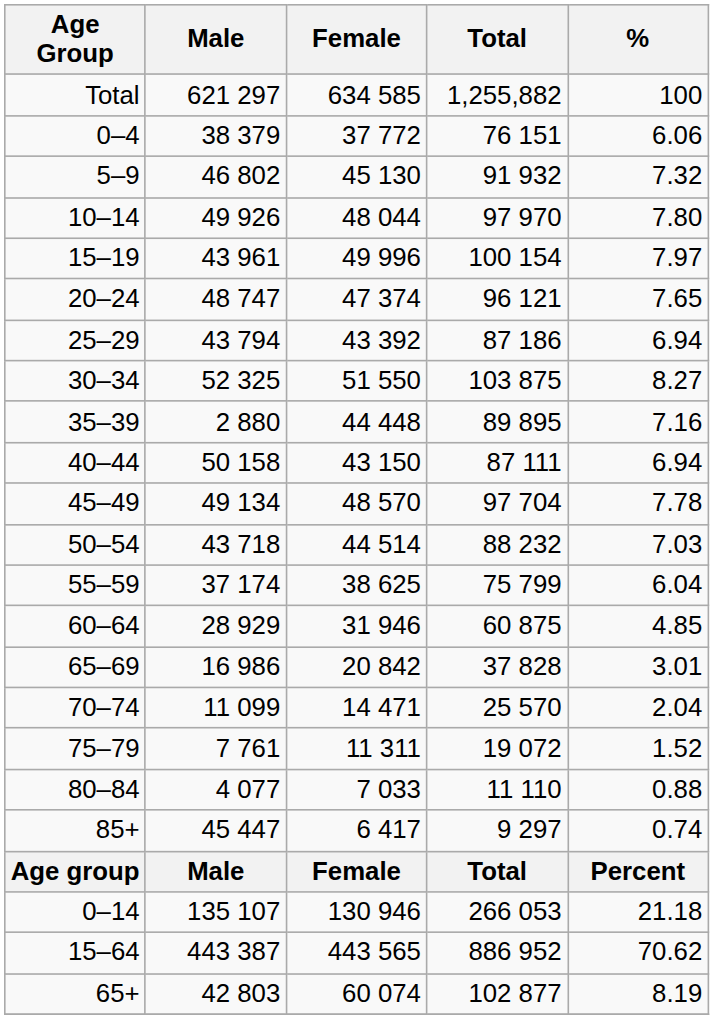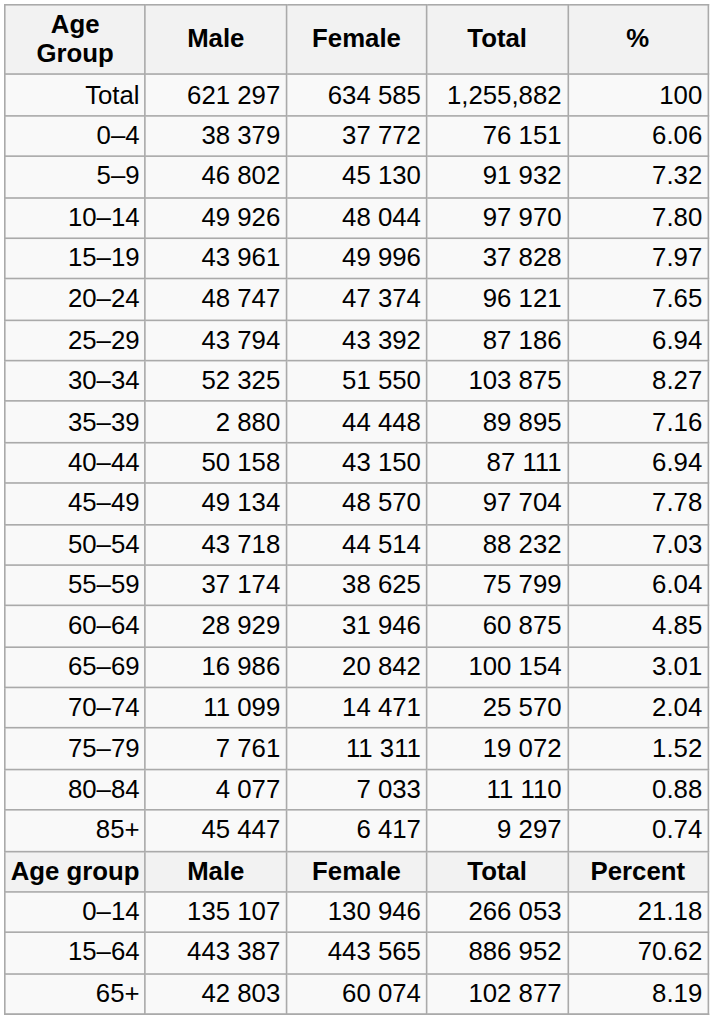(515, 258) 100 154 -> (522, 258) 37 828
(522, 666) 37 828 -> (515, 666) 100 154
